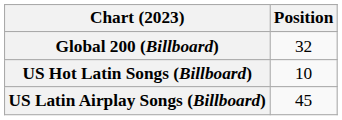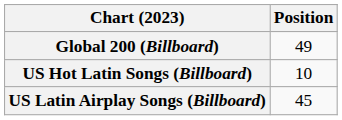(304, 45) 32 -> (304, 45) 49
